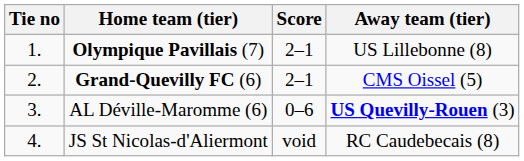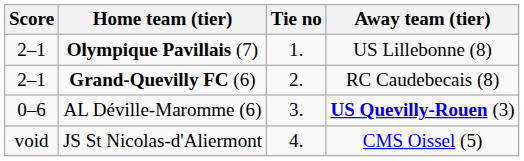columns swapped: (34, 19) <-> (299, 19)
(423, 79) CMS Oissel (5) -> (423, 79) RC Caudebecais (8)
(423, 140) RC Caudebecais (8) -> (423, 140) CMS Oissel (5)
